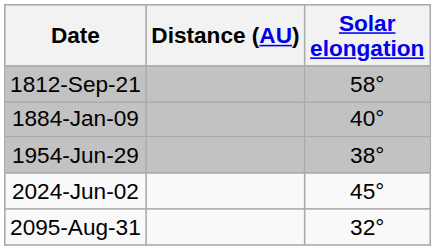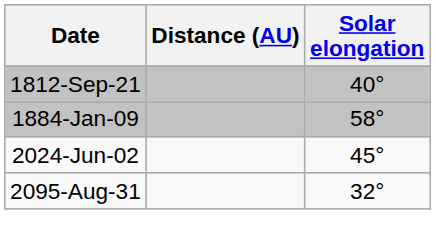(367, 84) 58° -> (367, 84) 40°
(367, 120) 40° -> (367, 120) 58°
- row: (75, 155)
